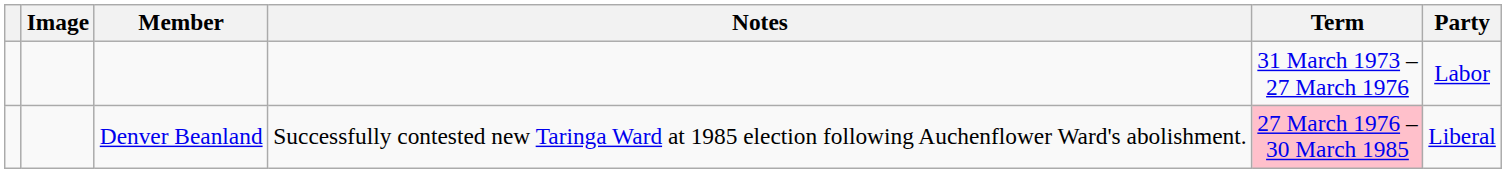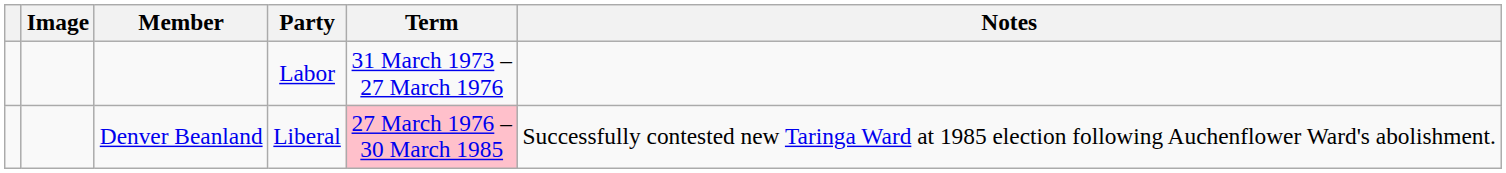columns swapped: (1462, 23) <-> (760, 23)
